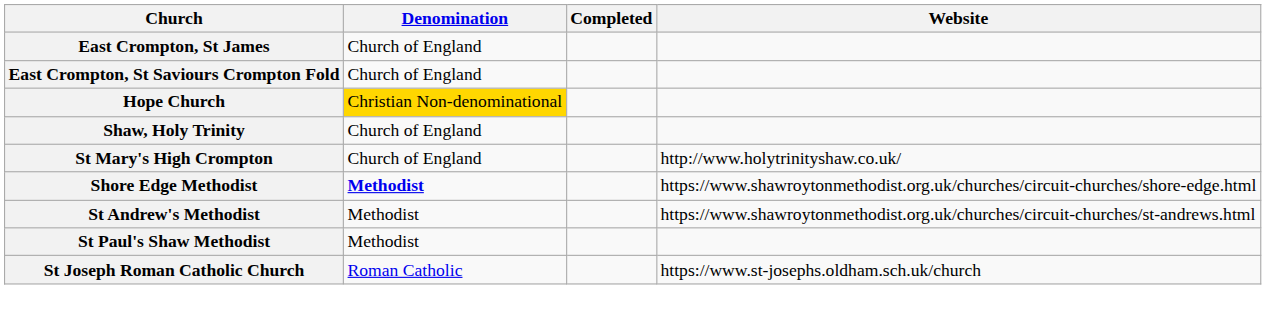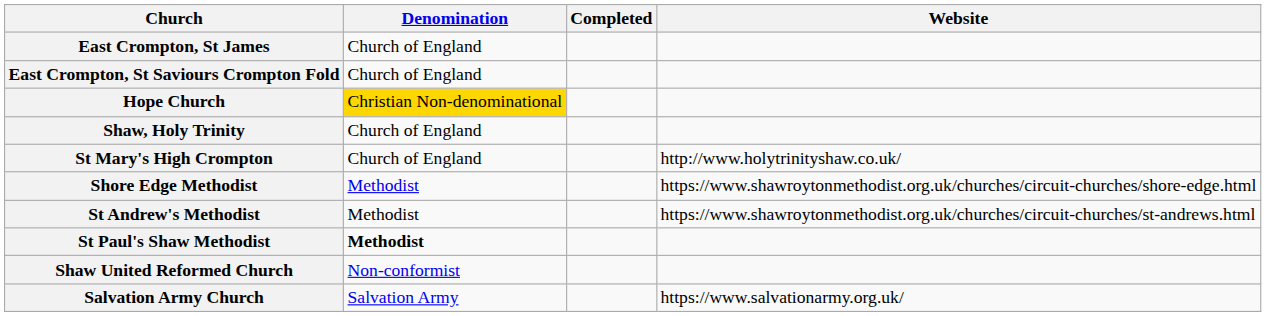(386, 185) bold -> (383, 185) normal
(383, 241) normal -> (386, 241) bold
+ row: (174, 269)
- row: (174, 269)
+ row: (174, 297)
